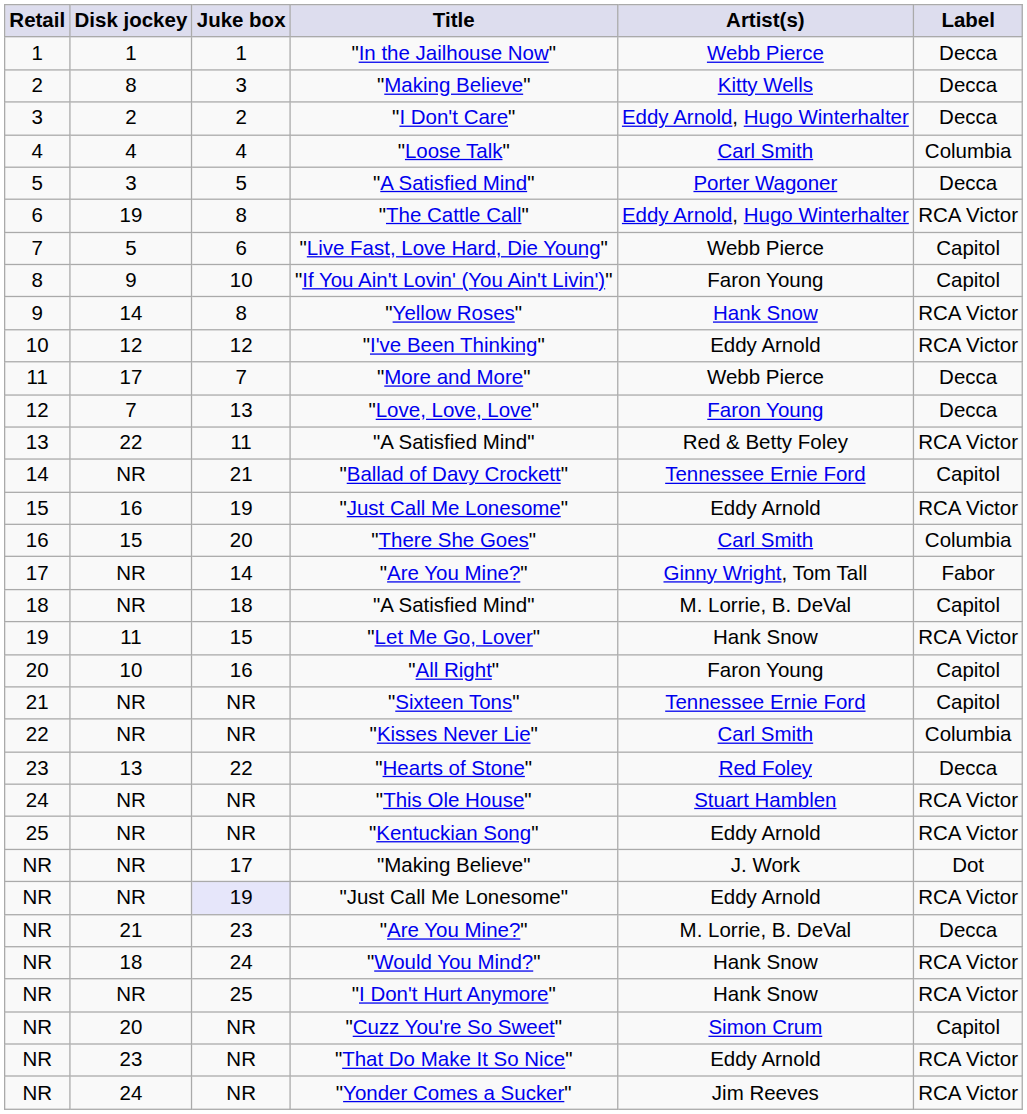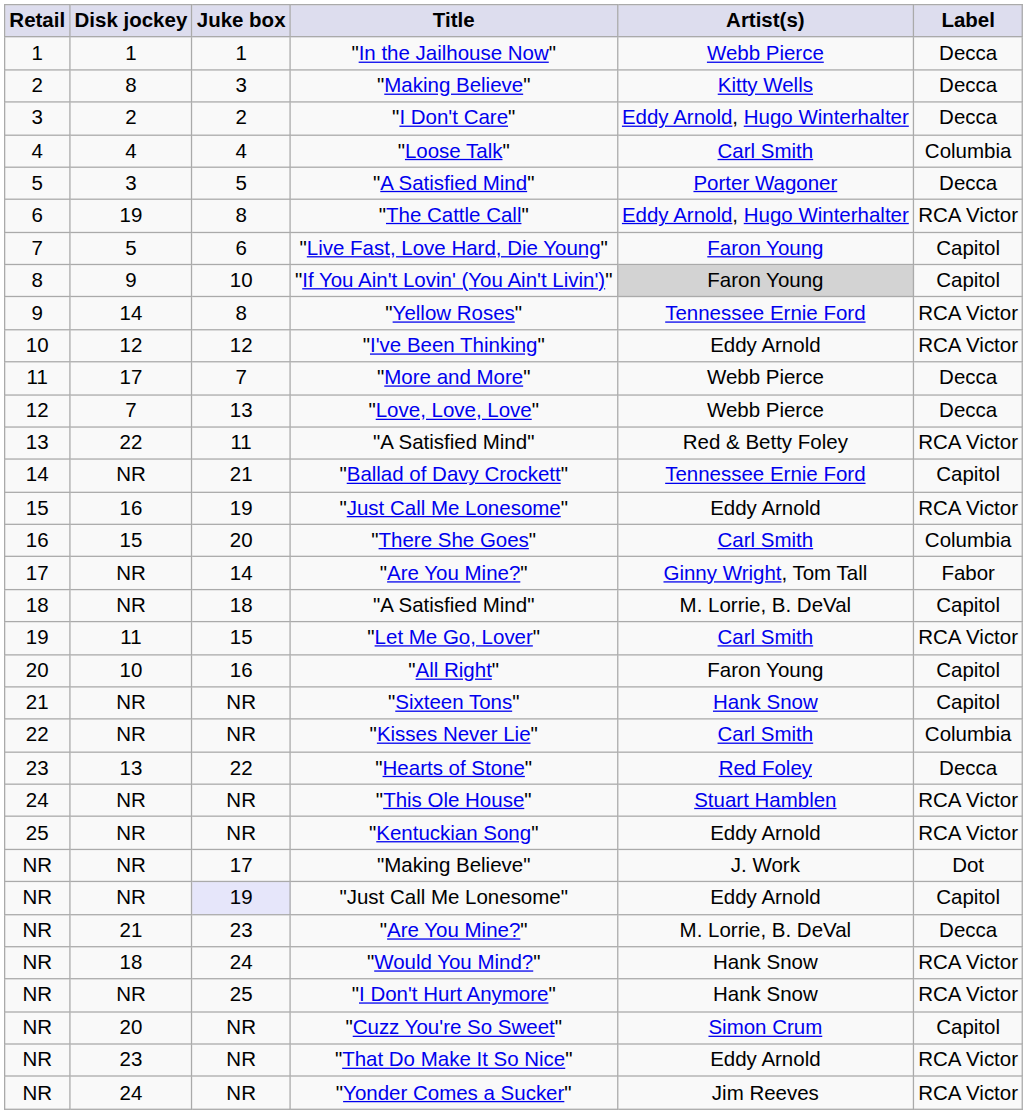(765, 248) Webb Pierce -> (765, 248) Faron Young
(765, 280) no background -> (765, 280) lightgrey background
(765, 313) Hank Snow -> (765, 313) Tennessee Ernie Ford
(765, 410) Faron Young -> (765, 410) Webb Pierce
(765, 637) Hank Snow -> (765, 637) Carl Smith
(765, 702) Tennessee Ernie Ford -> (765, 702) Hank Snow
(968, 897) RCA Victor -> (968, 897) Capitol
